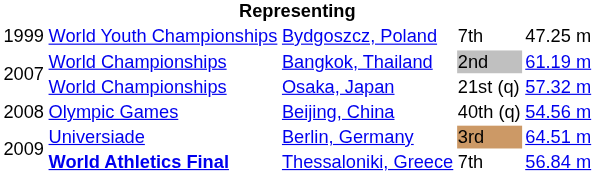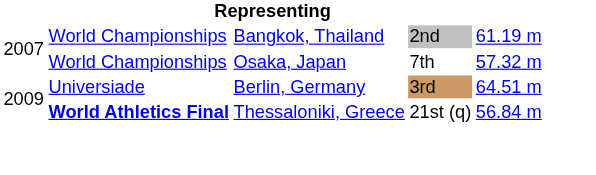- row: (360, 36)
(489, 86) 21st (q) -> (422, 61) 7th
- row: (338, 111)
(471, 162) 7th -> (440, 111) 21st (q)
